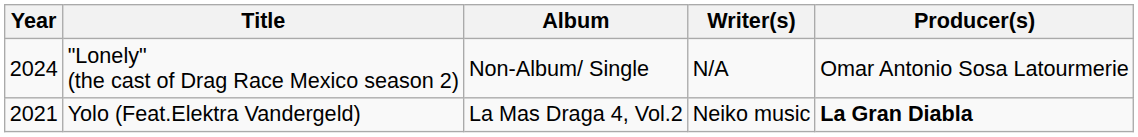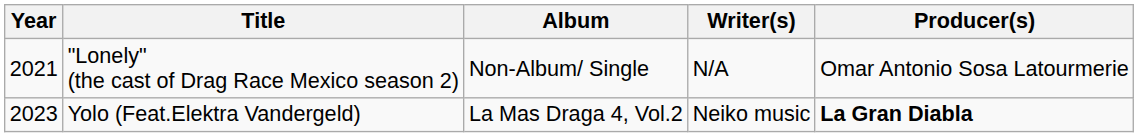(34, 68) 2024 -> (34, 68) 2021
(34, 114) 2021 -> (34, 114) 2023
